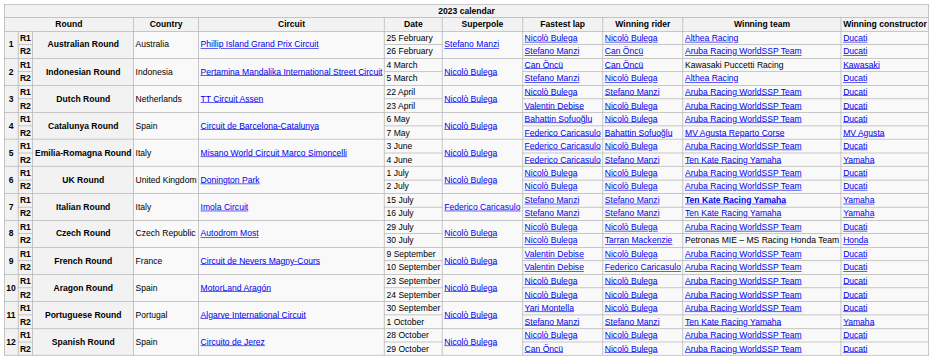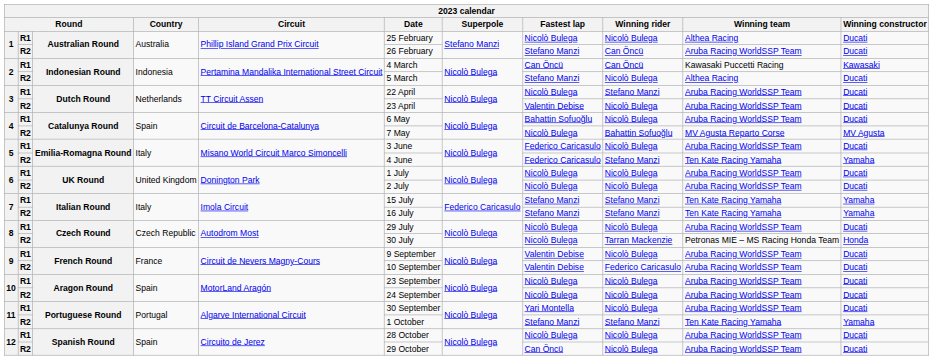(563, 132) Federico Caricasulo -> (551, 132) Nicolò Bulega
(736, 200) bold -> (733, 200) normal
